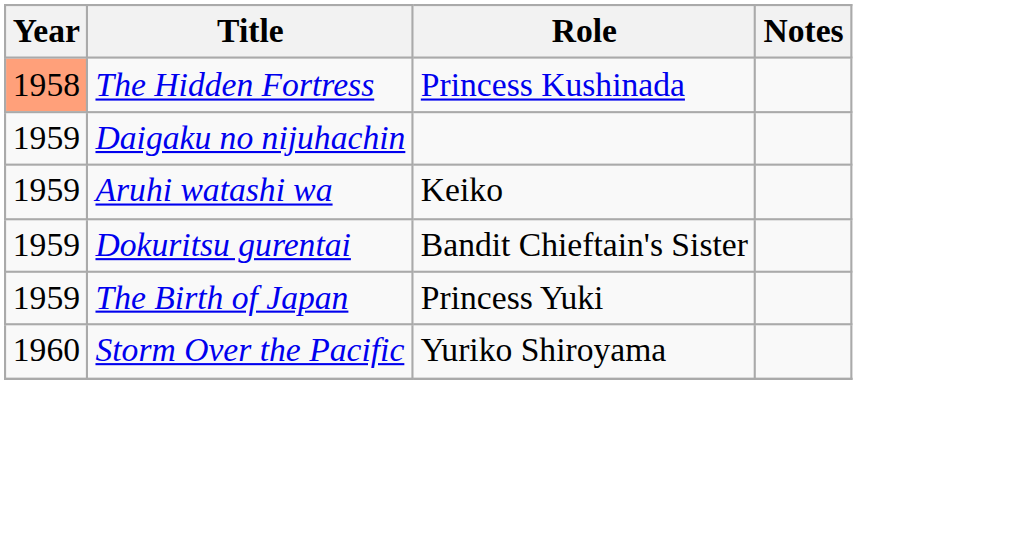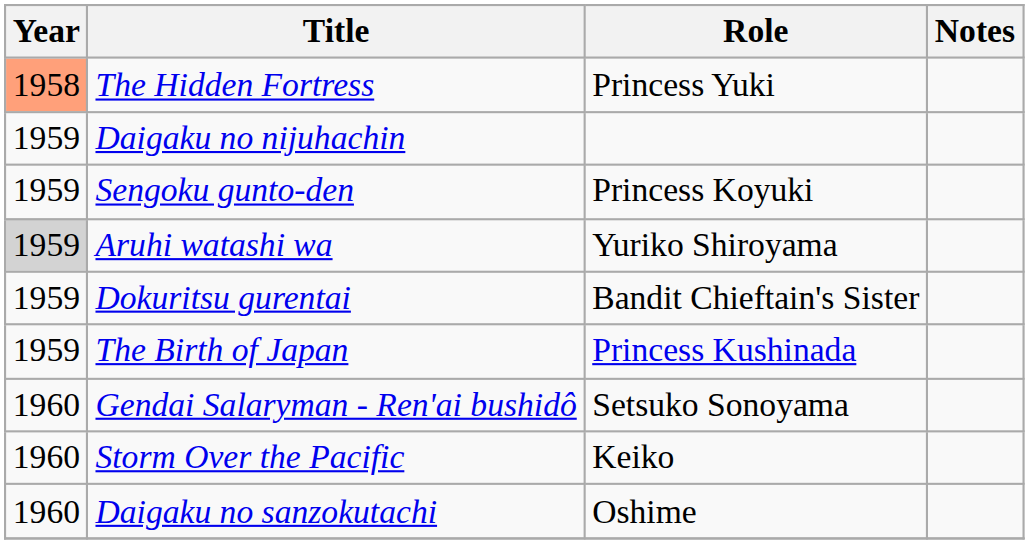(553, 84) Princess Kushinada -> (684, 84) Princess Yuki
+ row: (225, 191)
(46, 191) no background -> (46, 244) lightgrey background
(462, 191) Keiko -> (715, 244) Yuriko Shiroyama
(512, 297) Princess Yuki -> (724, 350) Princess Kushinada
+ row: (336, 404)
(544, 350) Yuriko Shiroyama -> (633, 457) Keiko
+ row: (266, 510)
